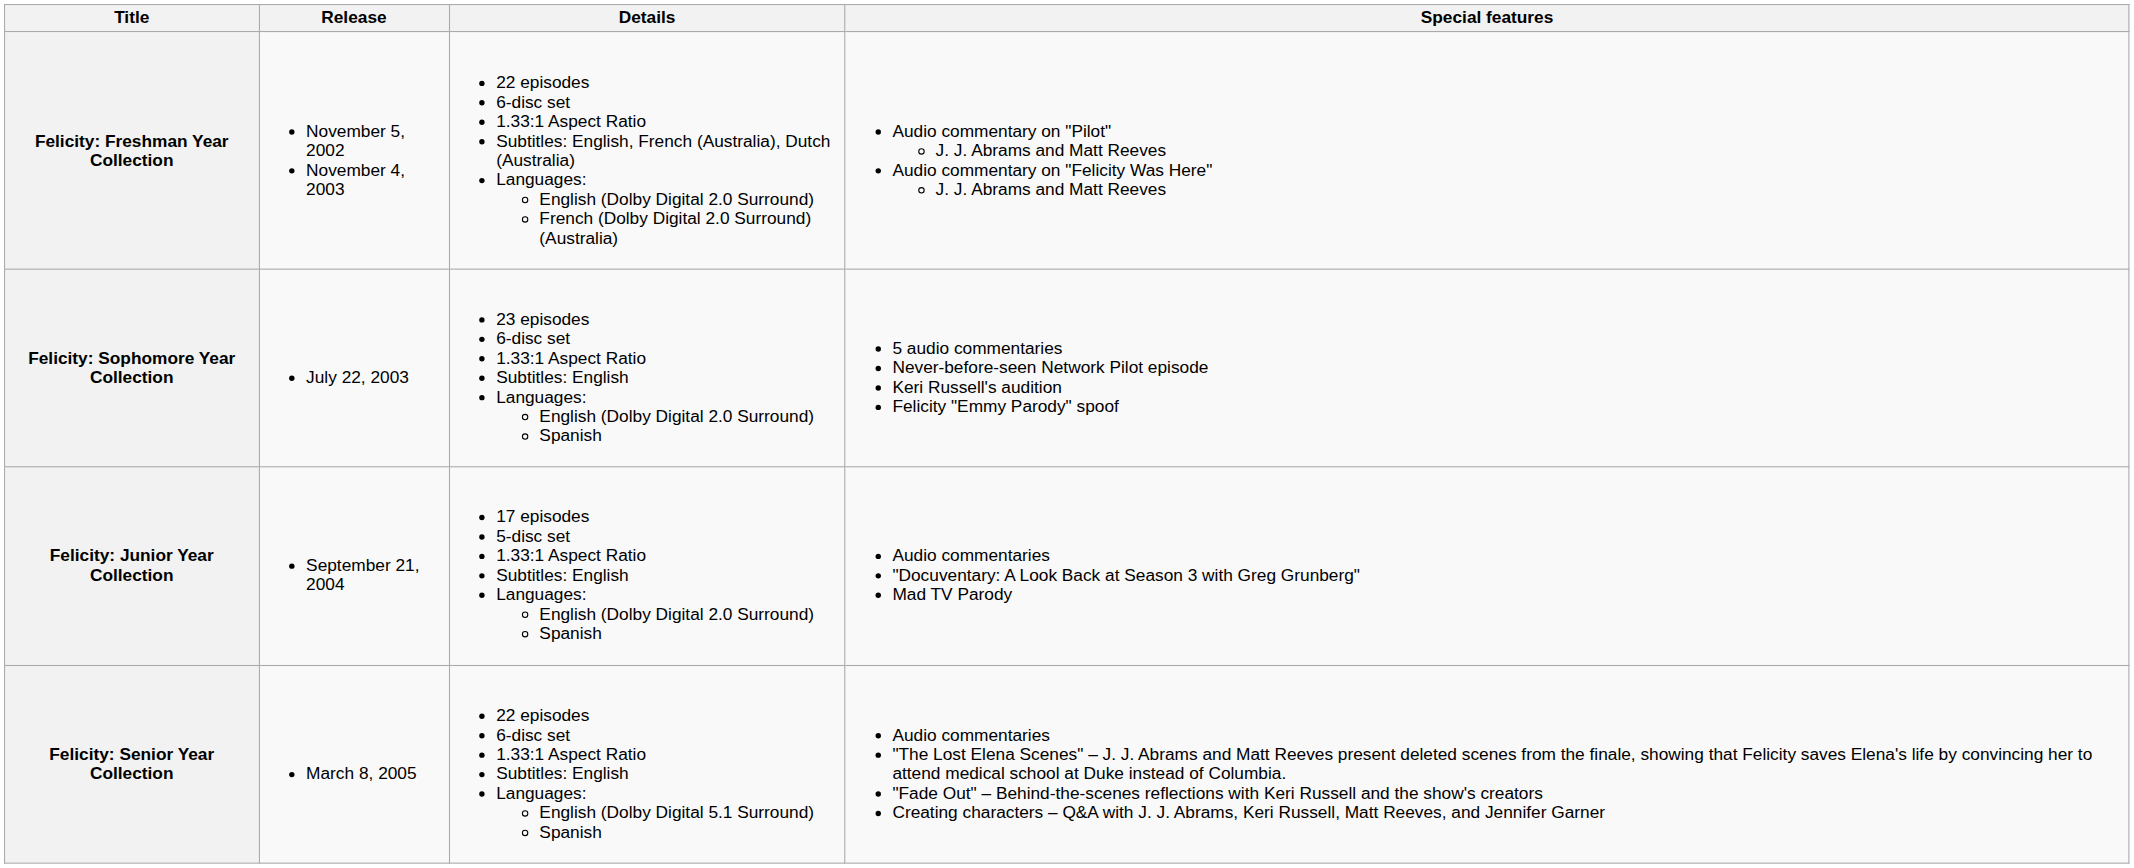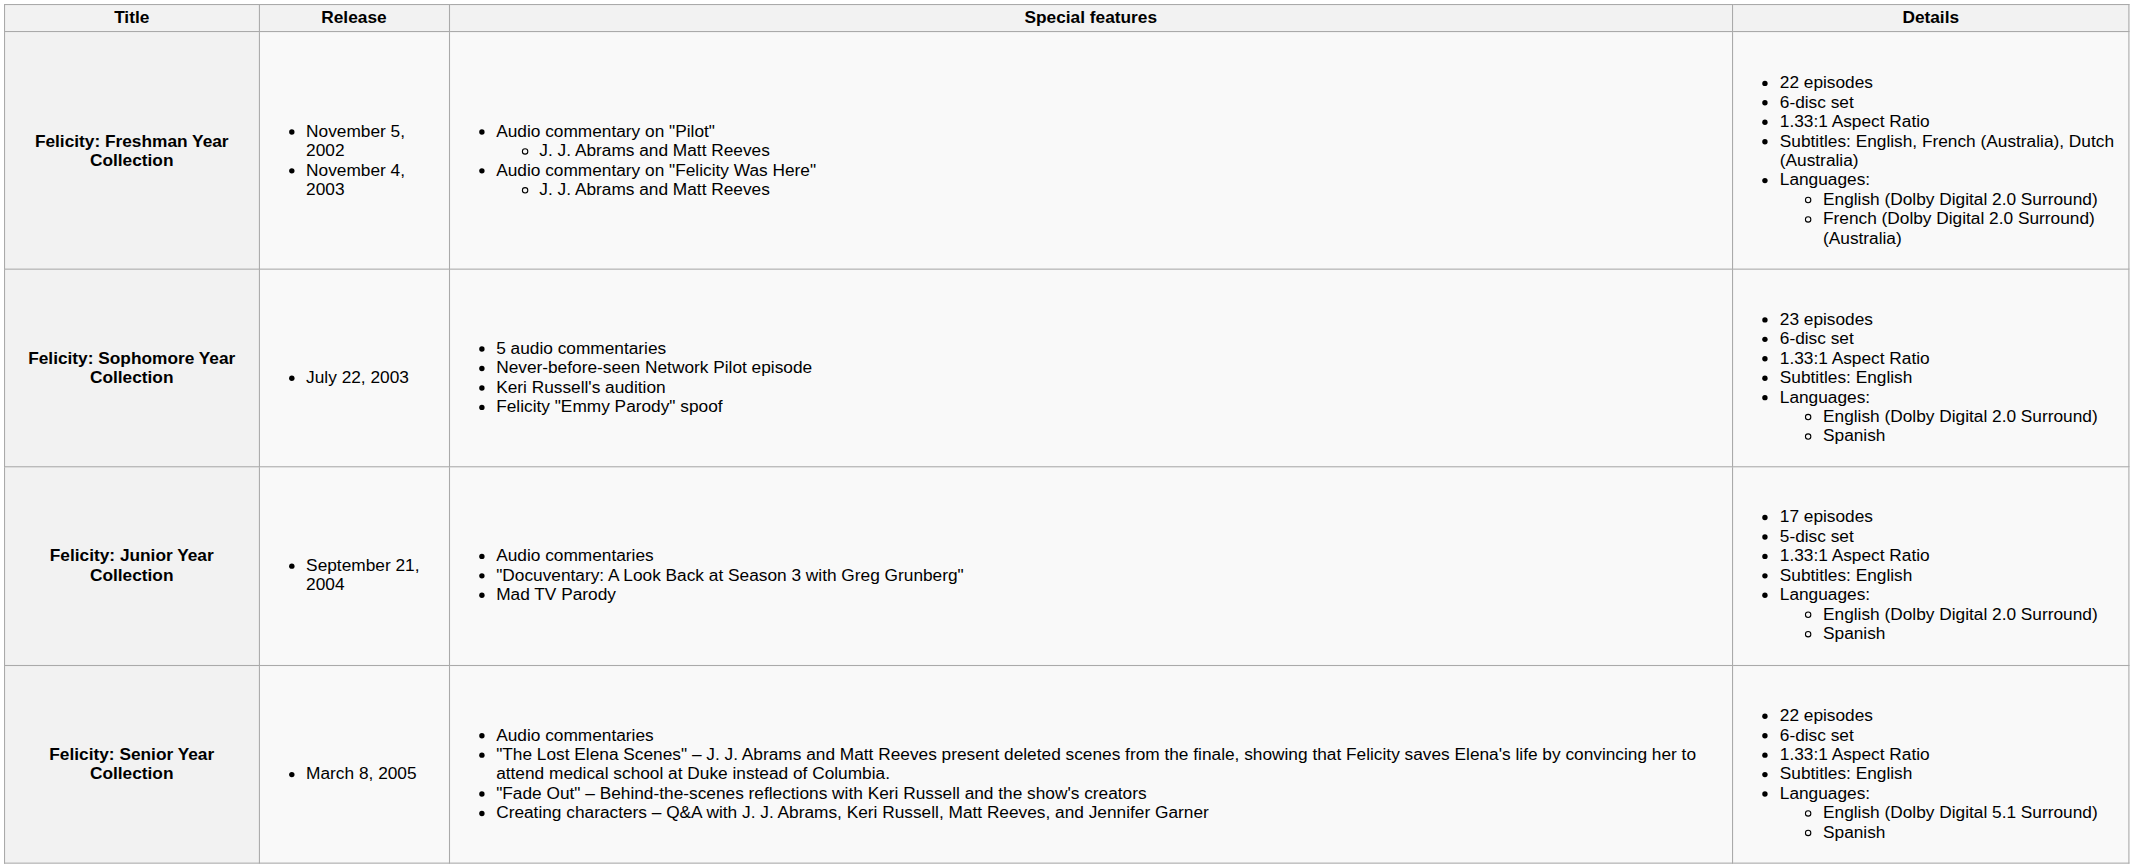columns swapped: (647, 18) <-> (1487, 18)
